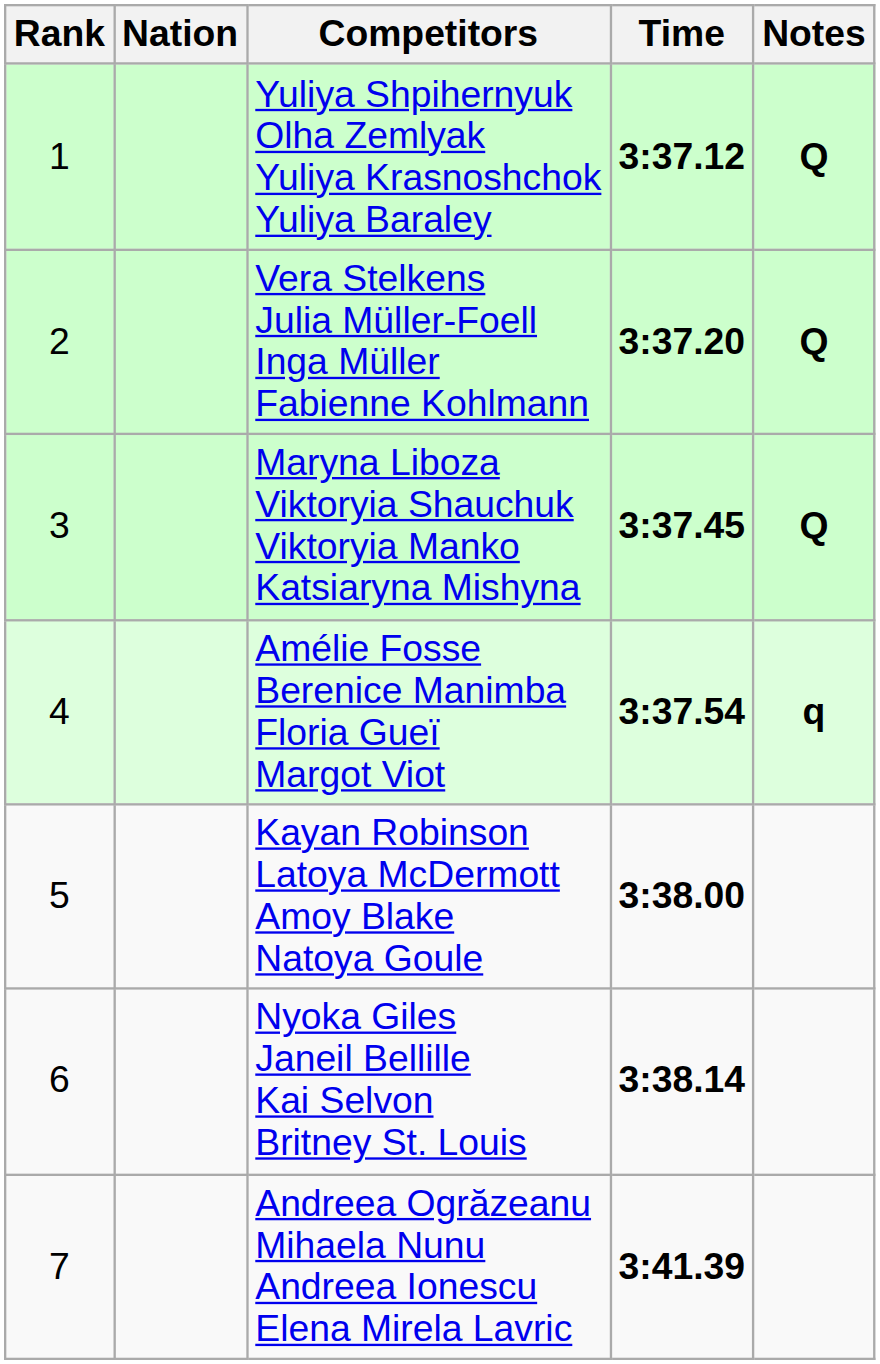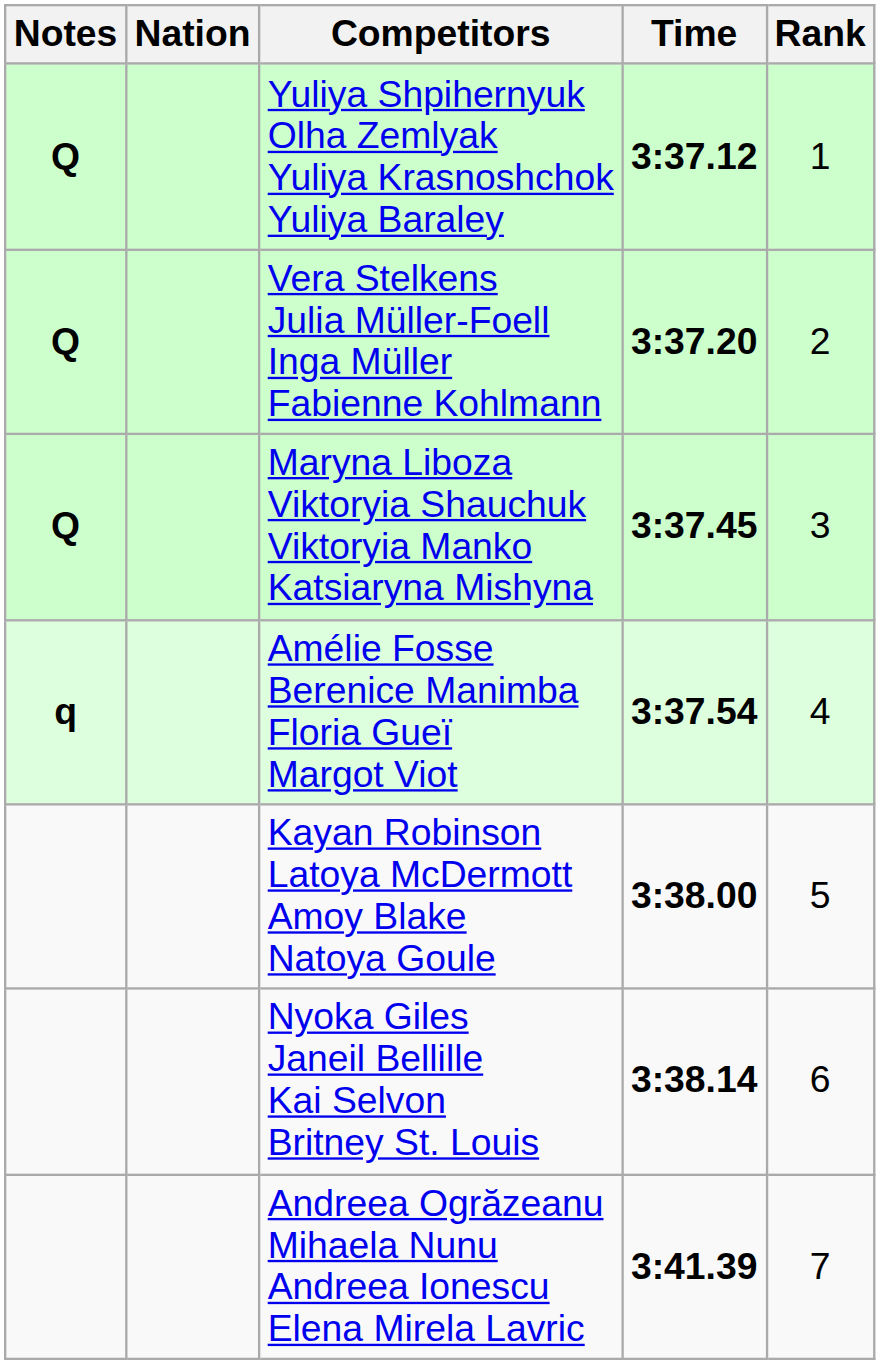columns swapped: (59, 34) <-> (814, 34)
